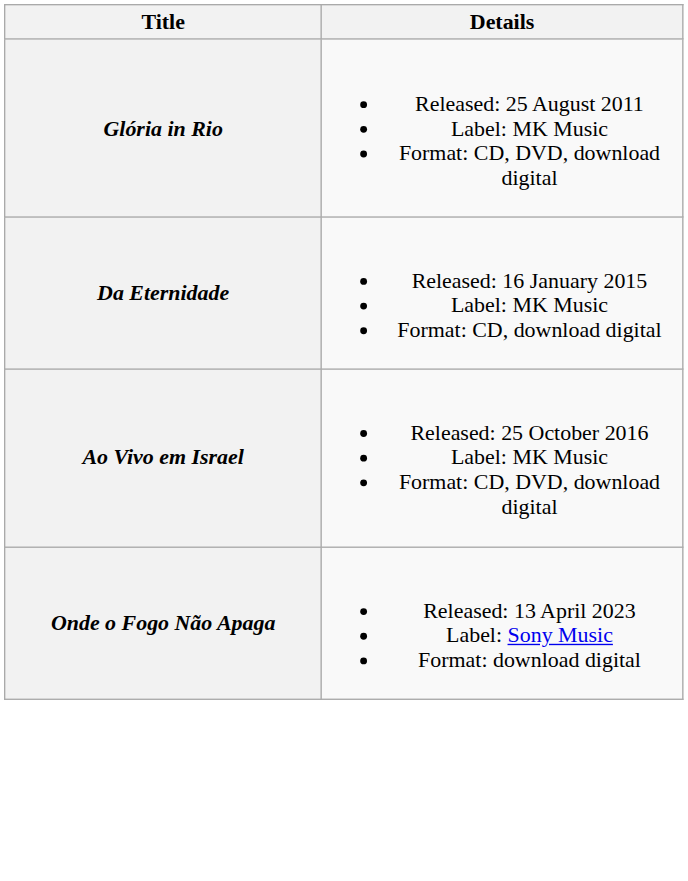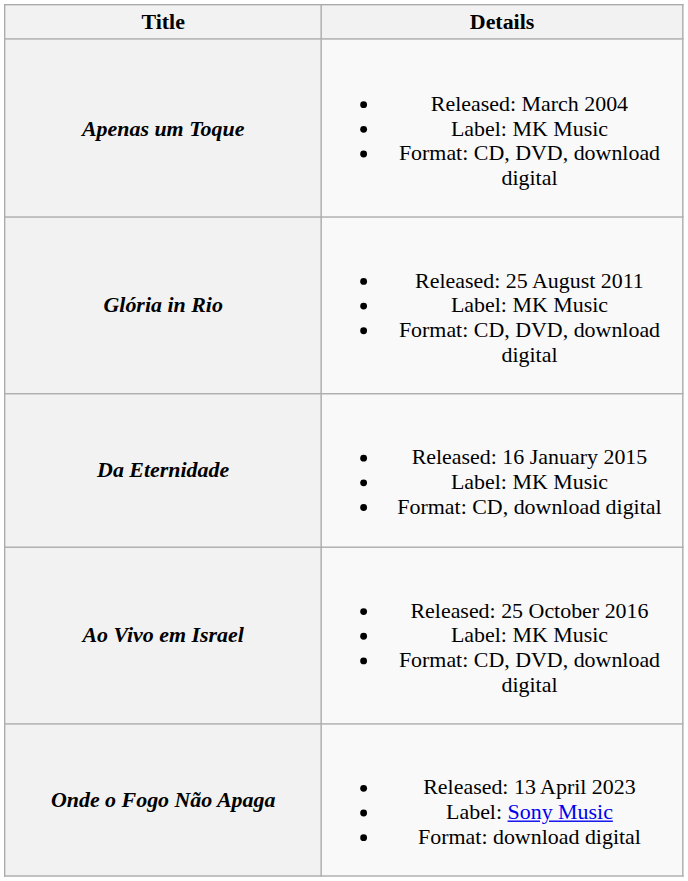+ row: (163, 127)
